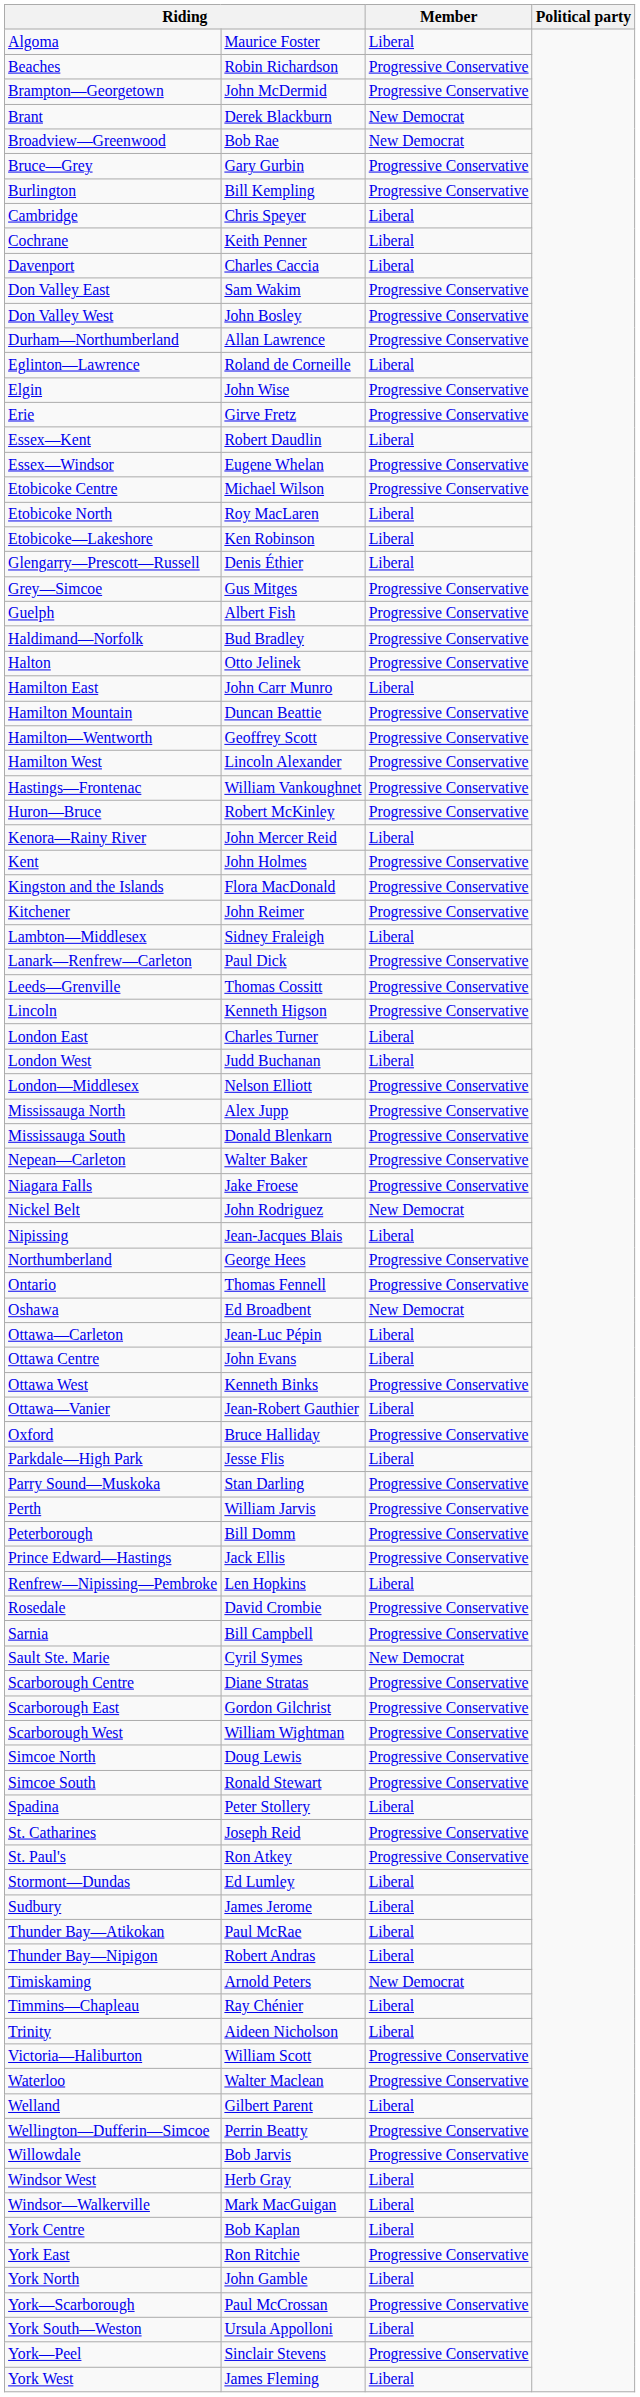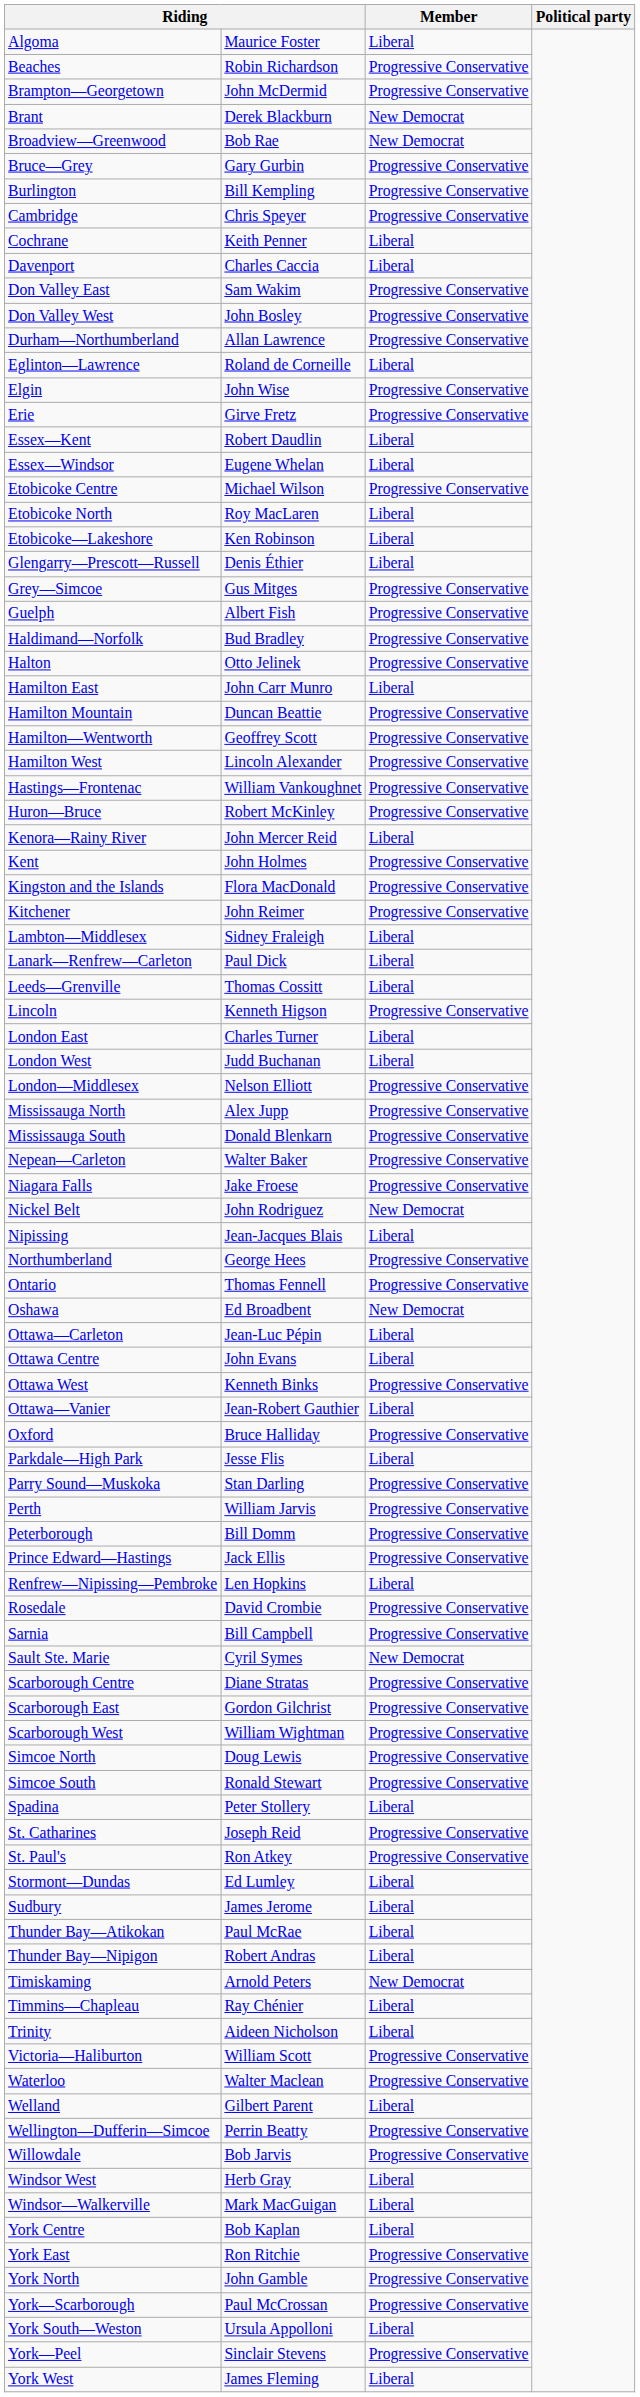(391, 215) Liberal -> (449, 215) Progressive Conservative
(449, 464) Progressive Conservative -> (391, 464) Liberal
(449, 961) Progressive Conservative -> (391, 961) Liberal
(449, 986) Progressive Conservative -> (391, 986) Liberal
(391, 2279) Liberal -> (449, 2279) Progressive Conservative
